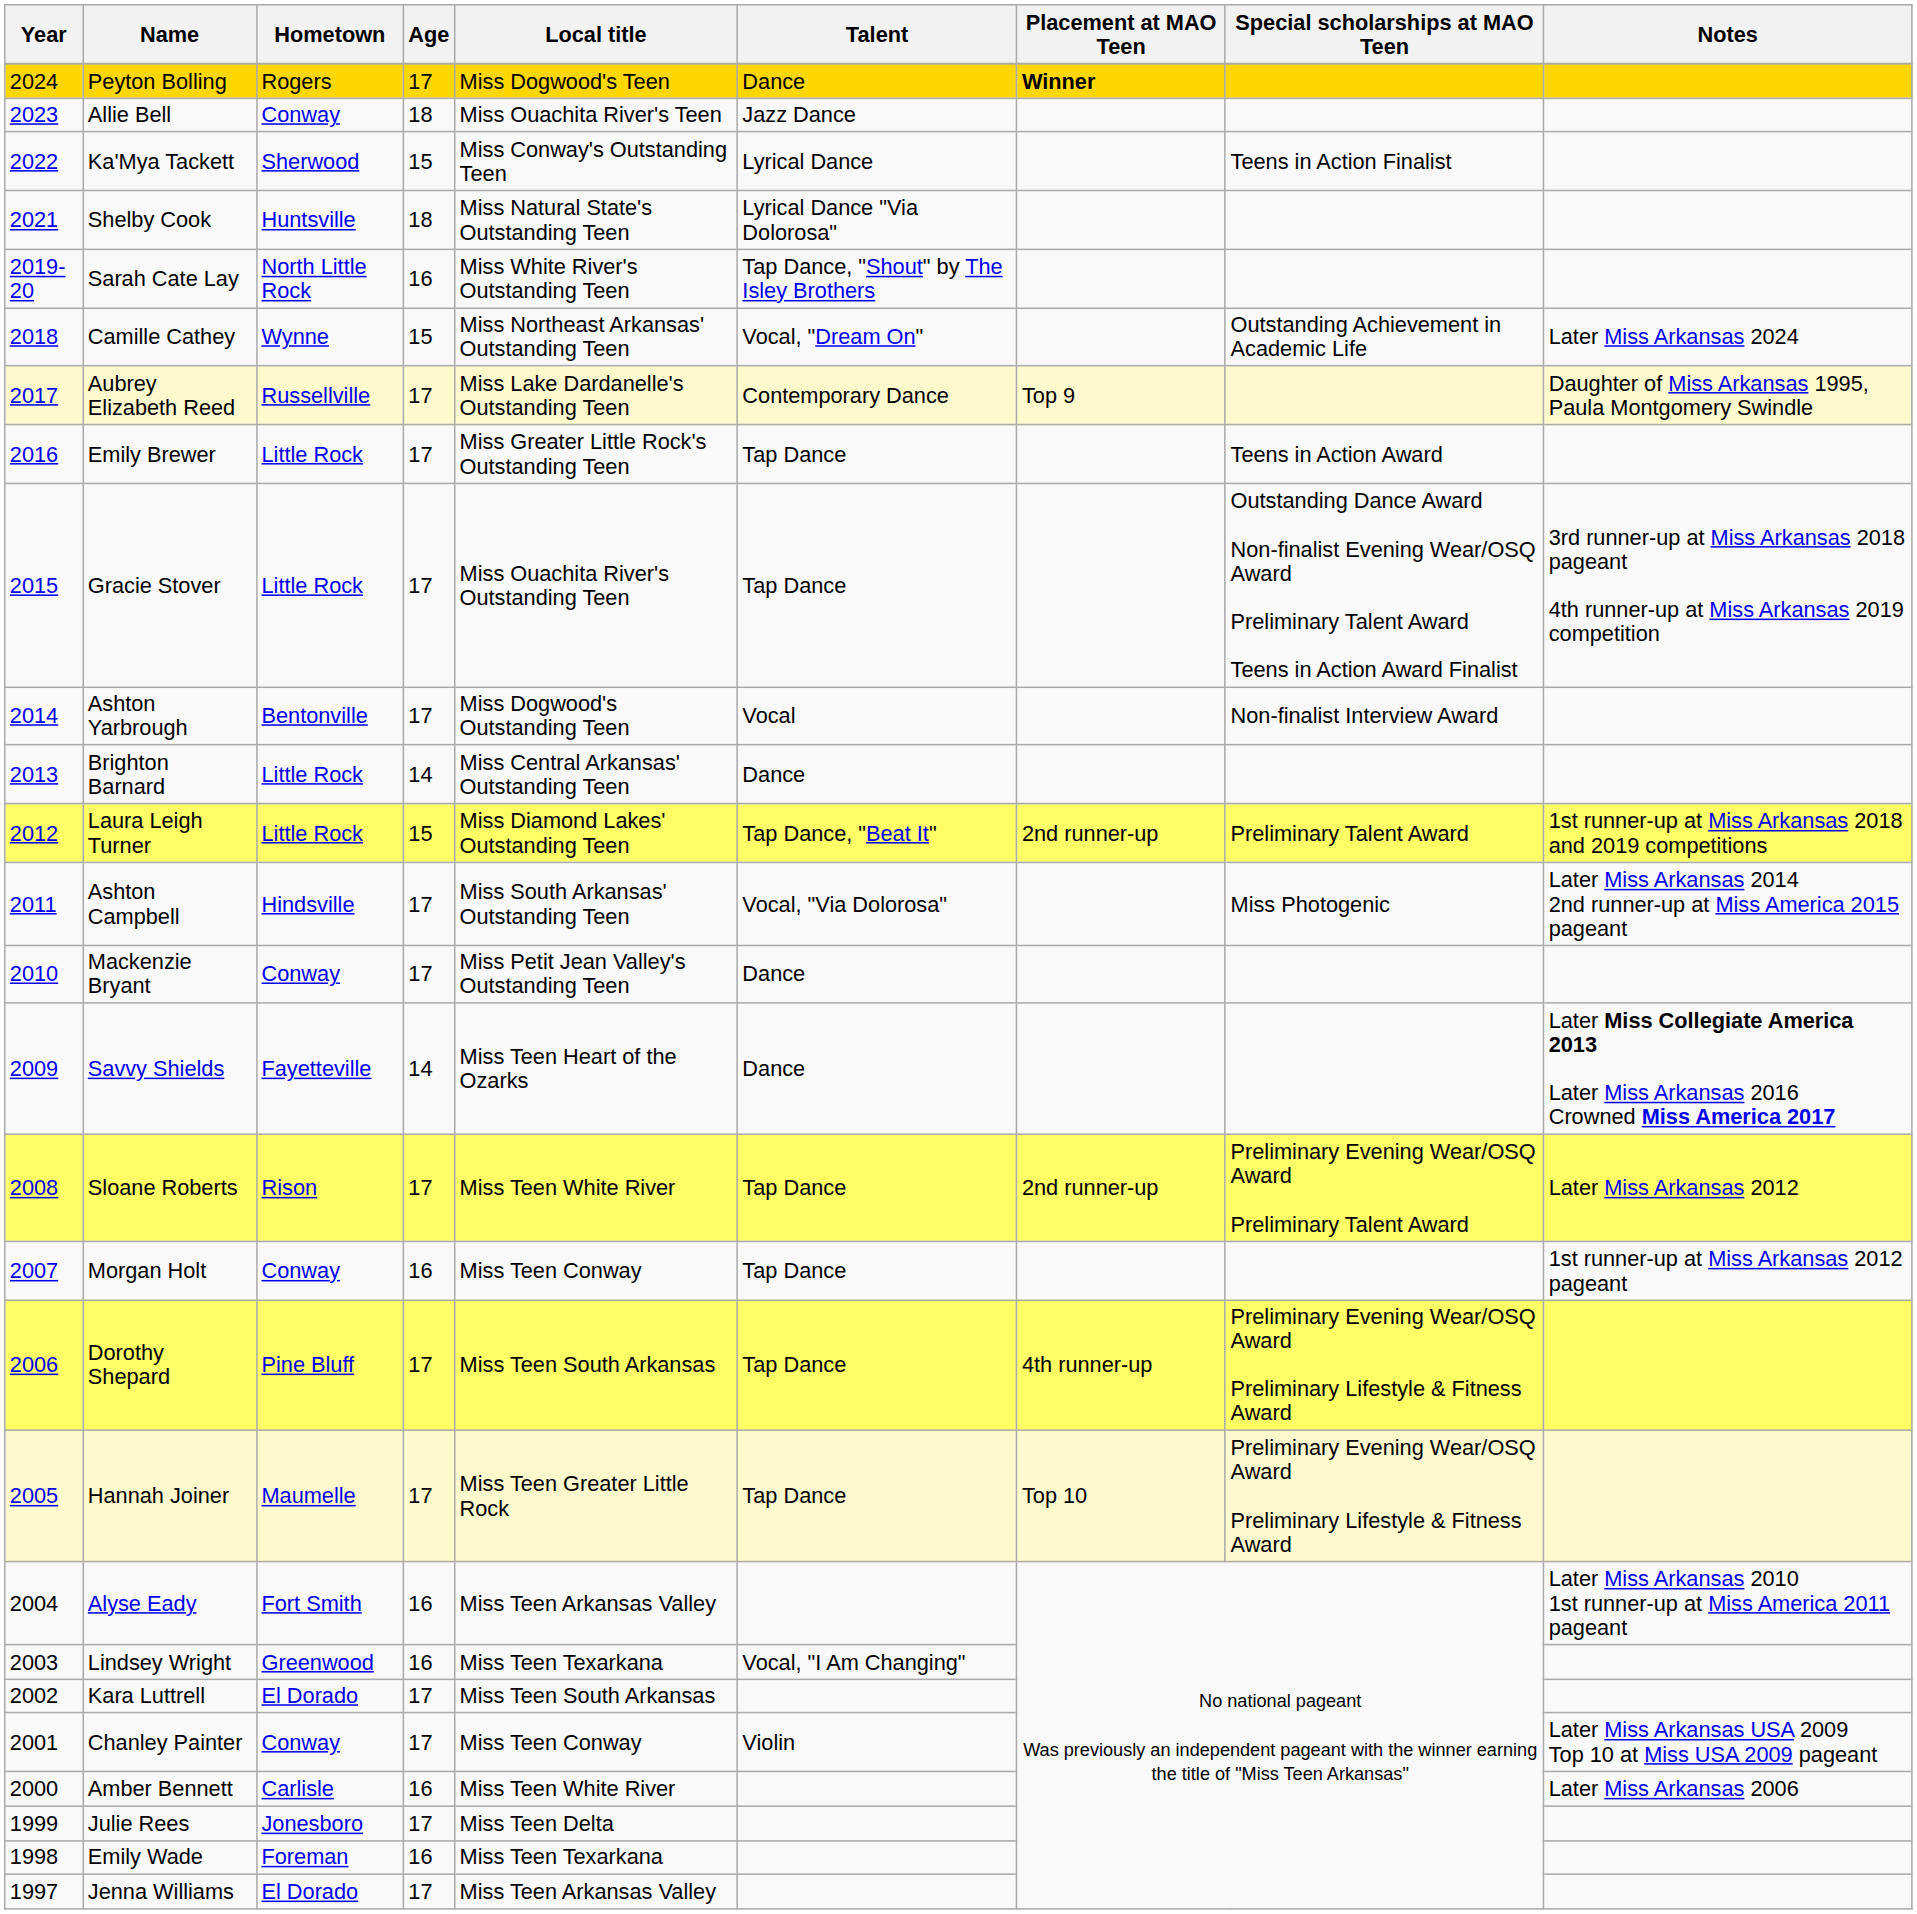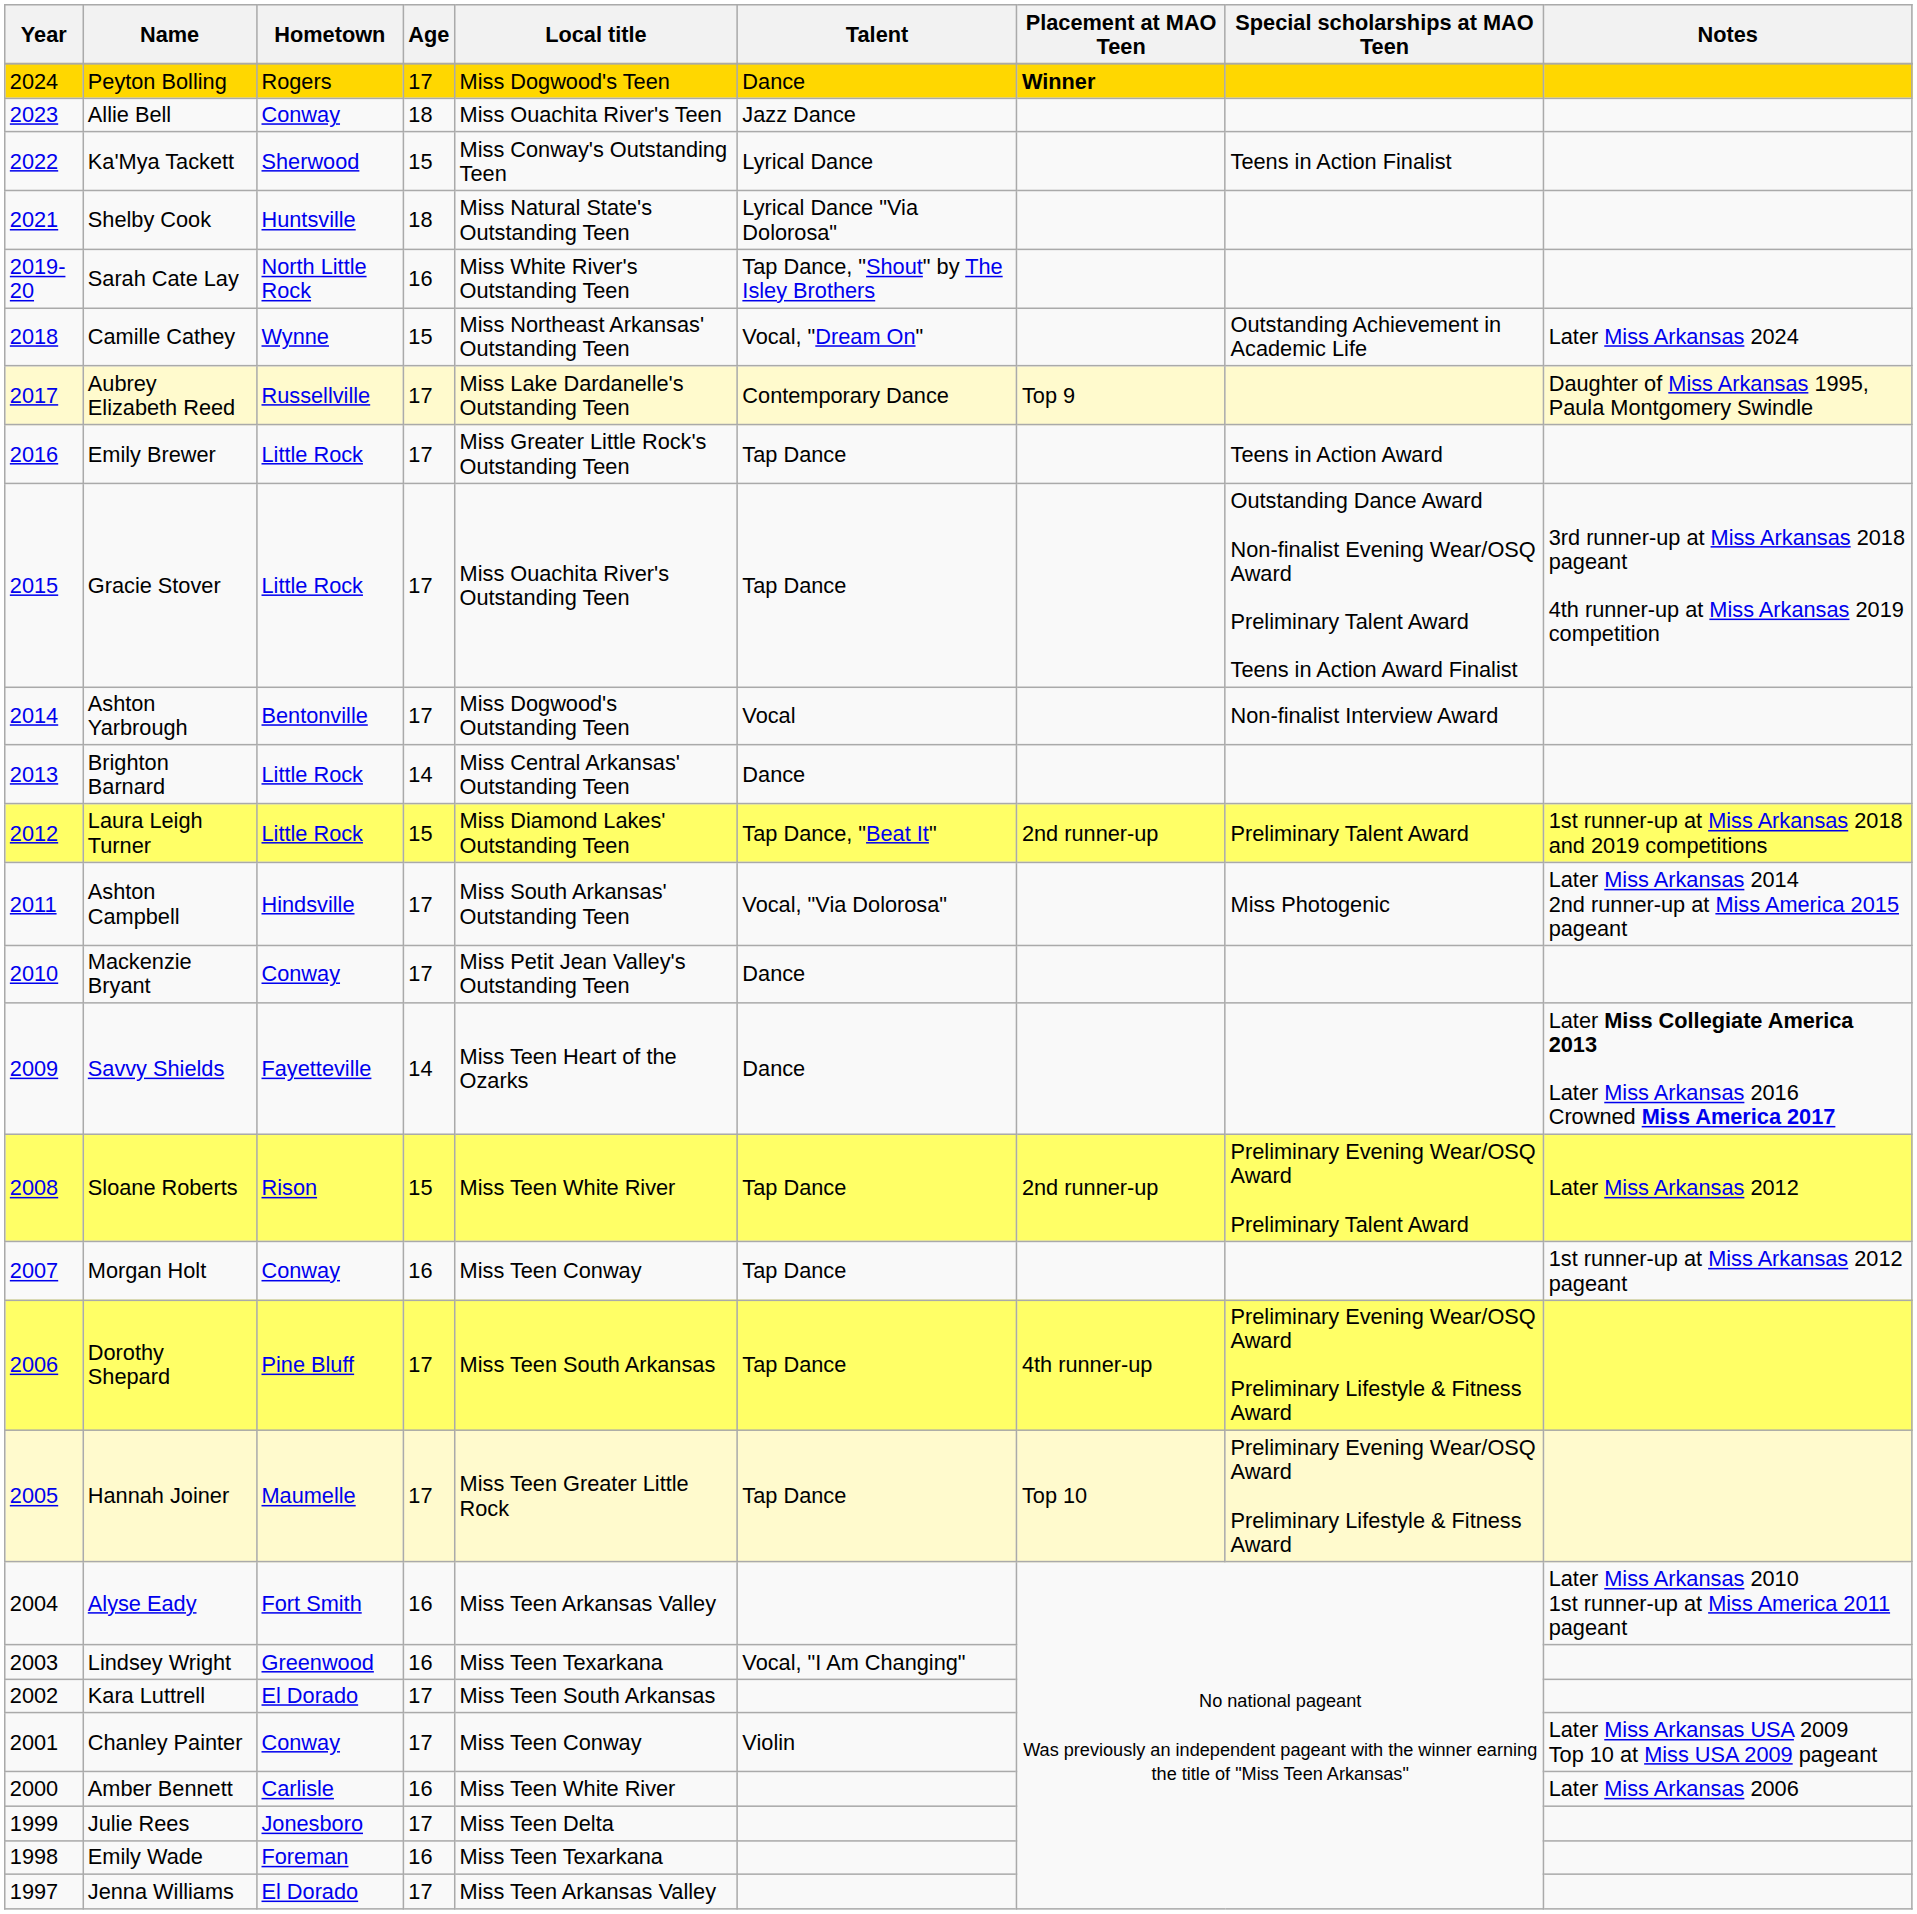(420, 1188) 17 -> (420, 1188) 15
